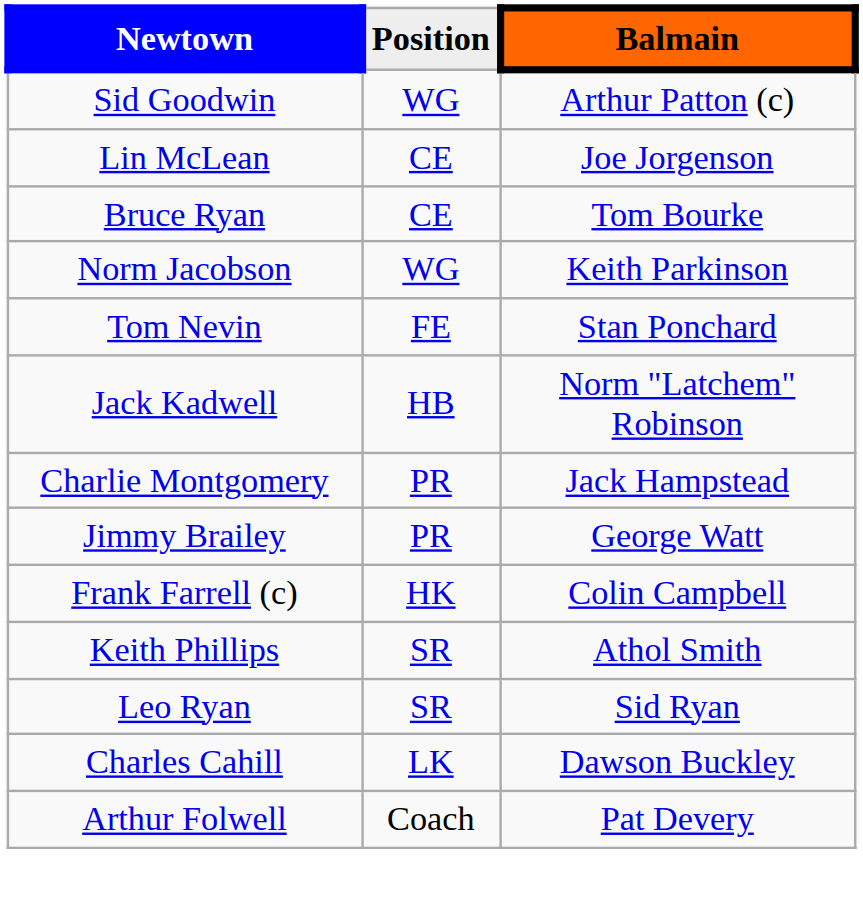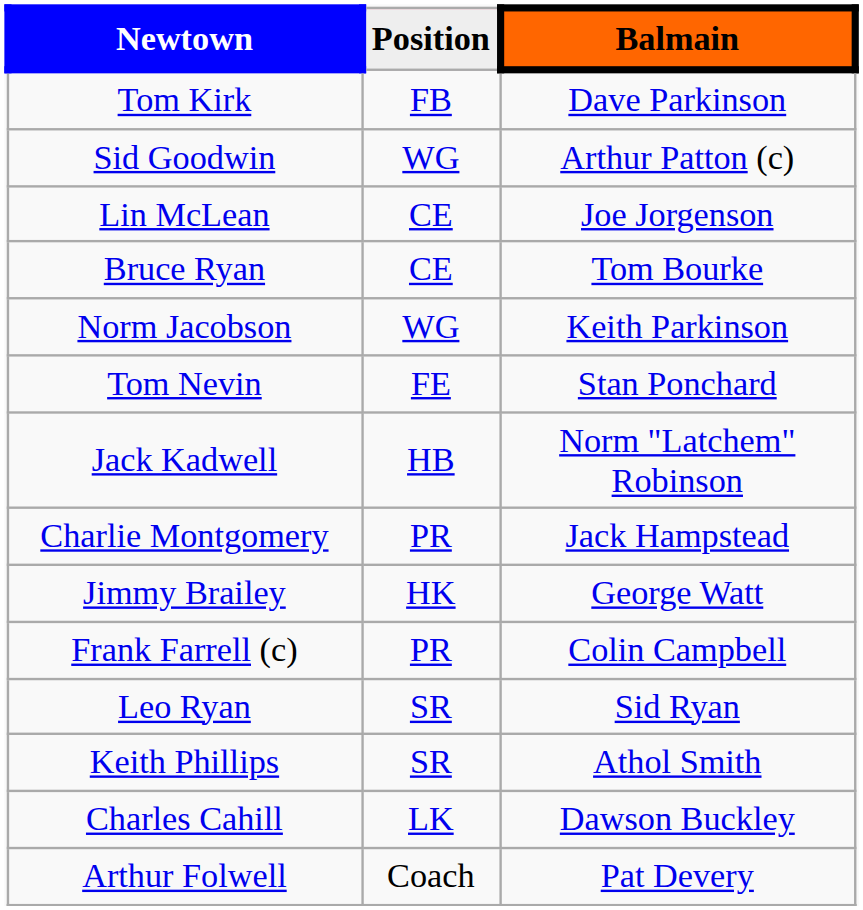+ row: (184, 100)
(431, 536) PR -> (431, 592) HK
(431, 592) HK -> (431, 649) PR
rows swapped: (184, 649) <-> (184, 705)
